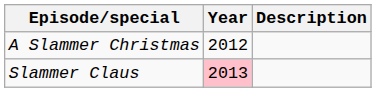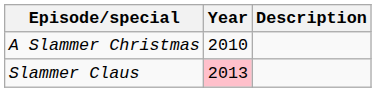(228, 46) 2012 -> (228, 46) 2010
